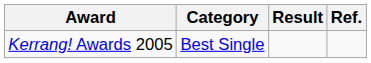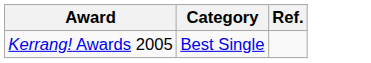- column: (298, 17)
